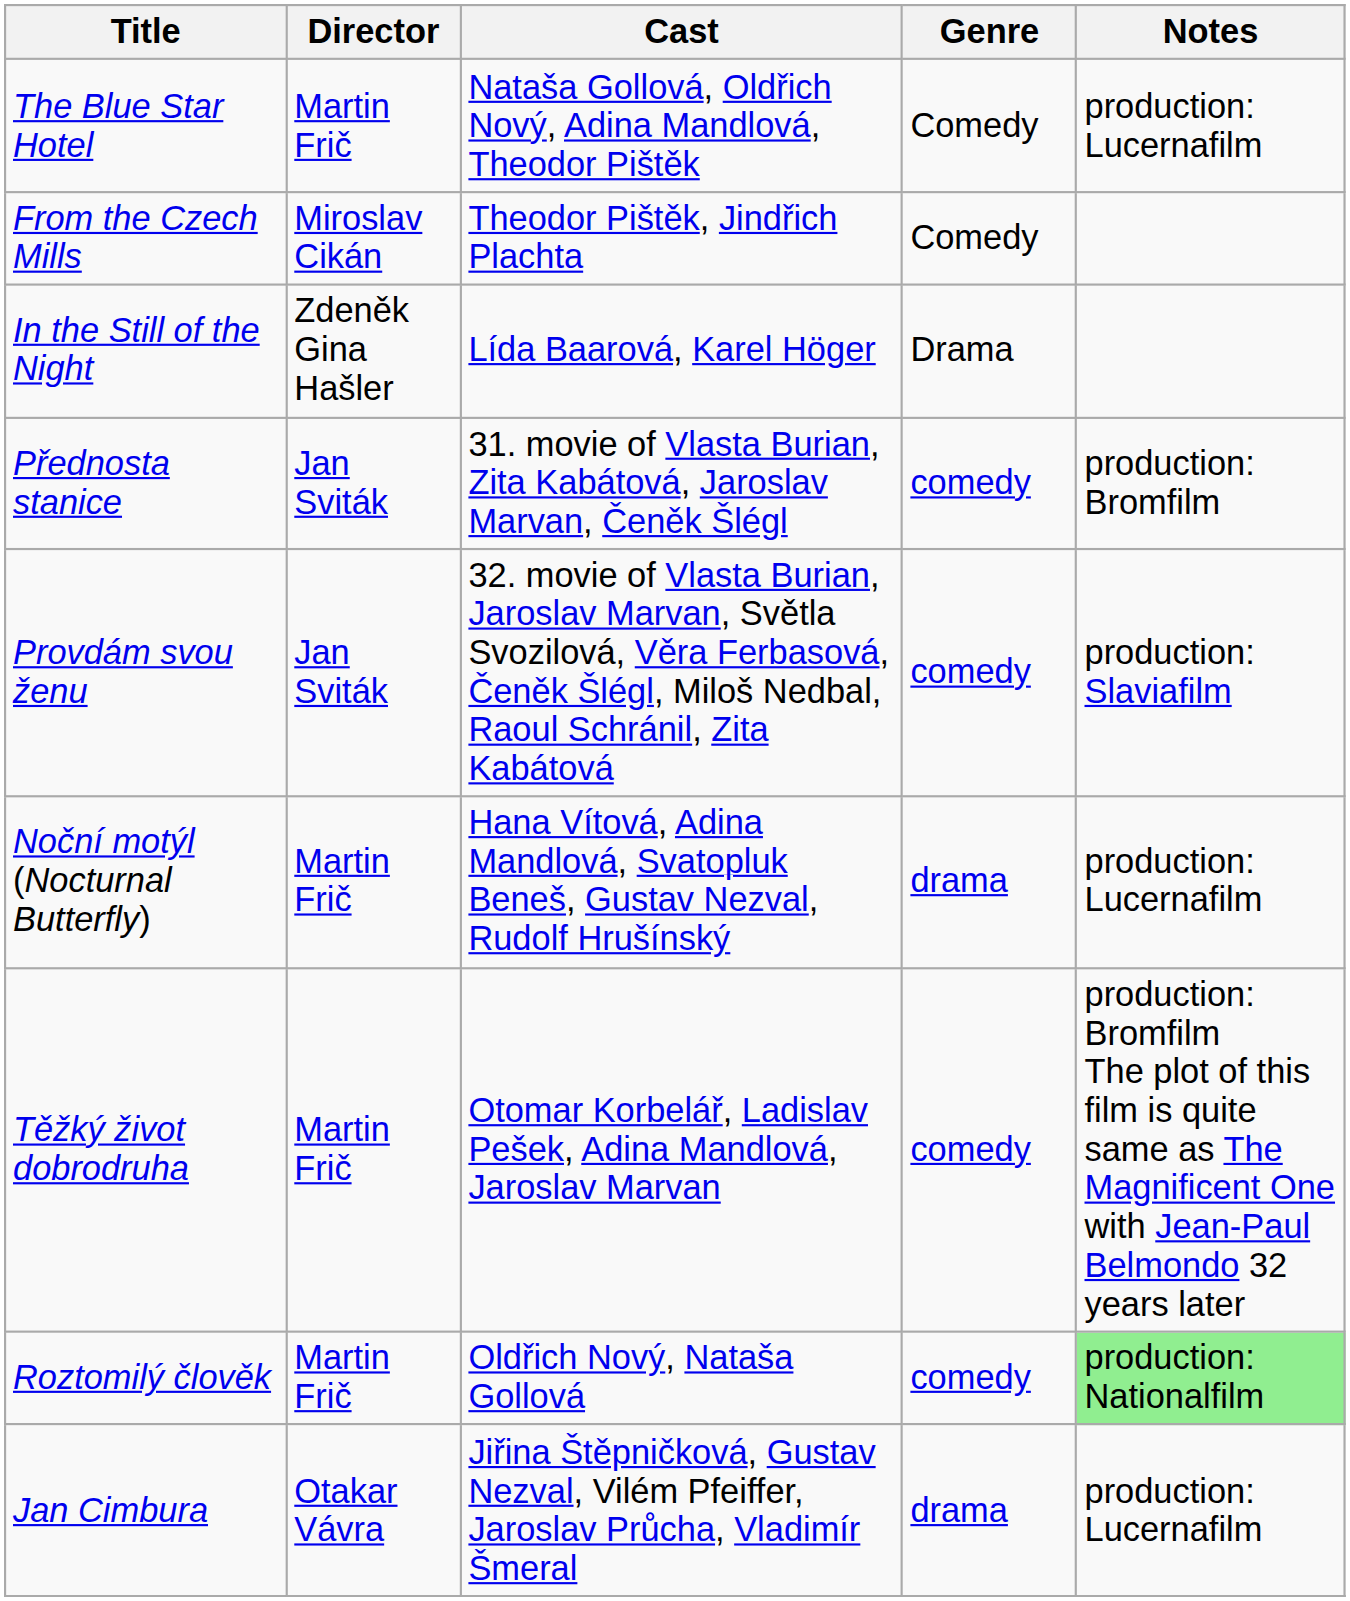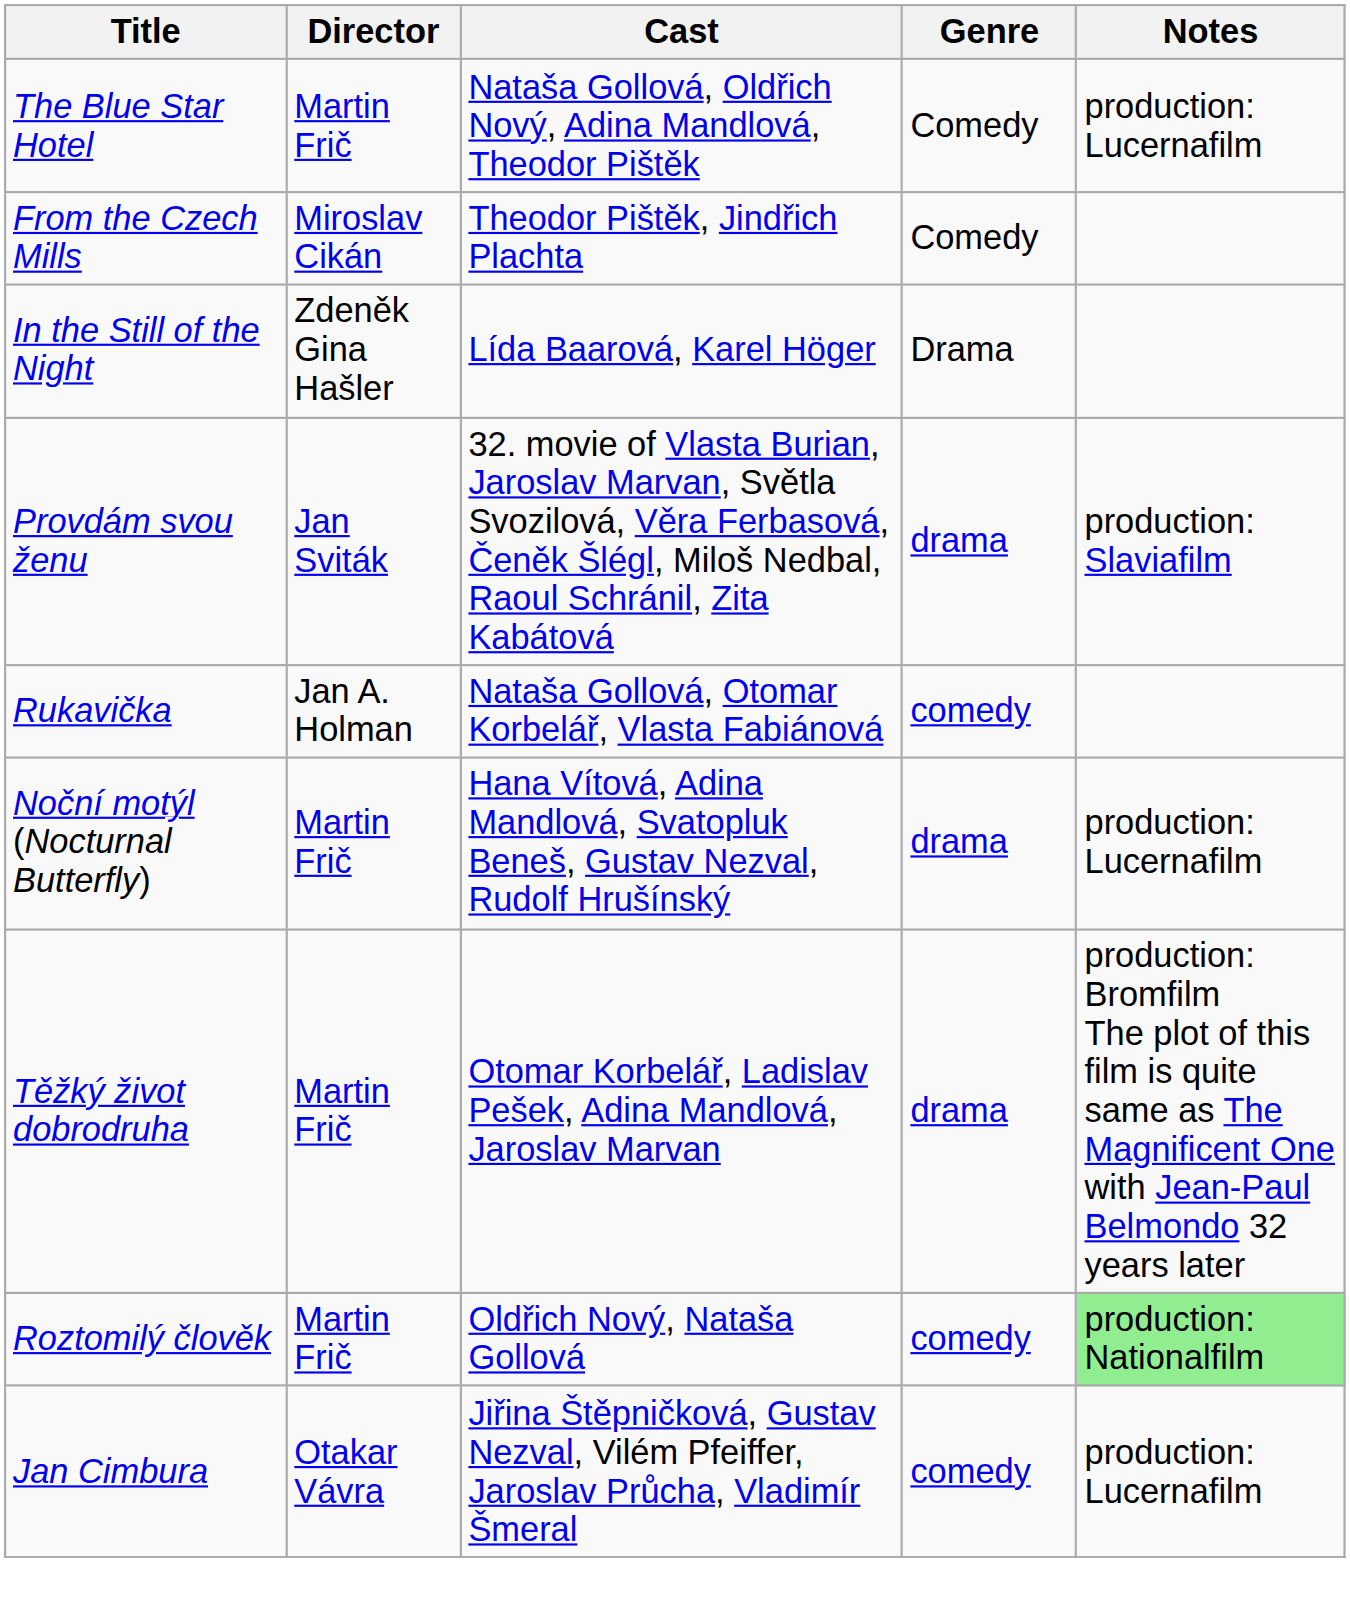- row: (91, 482)
(971, 672) comedy -> (959, 540) drama
+ row: (92, 710)
(971, 1148) comedy -> (959, 1110) drama
(959, 1509) drama -> (971, 1470) comedy
